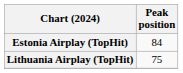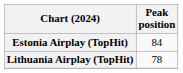(157, 59) 75 -> (157, 59) 78
